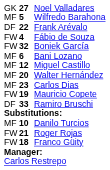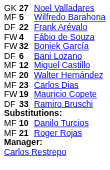(10, 56) MF -> (10, 56) DF
(11, 133) FW -> (10, 133) MF
- row: (59, 142)
